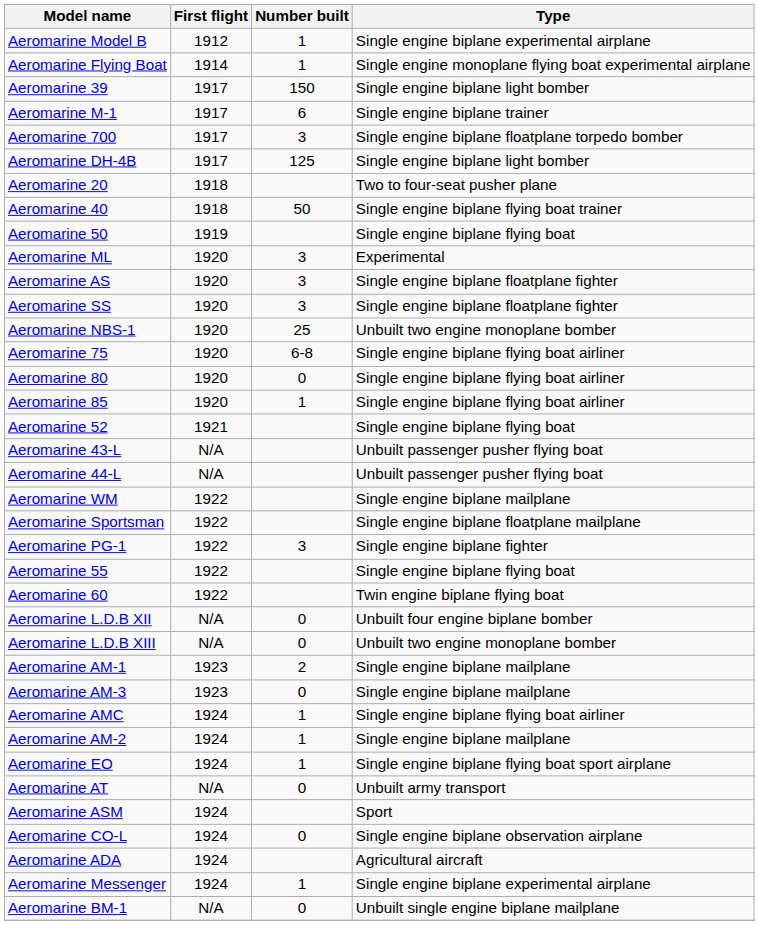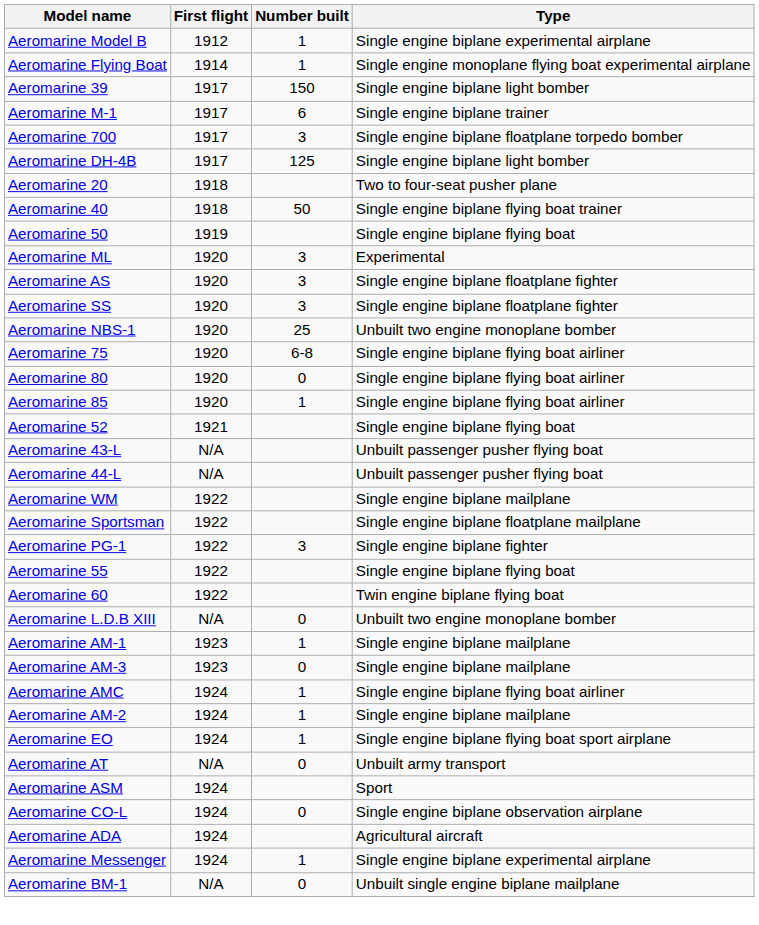- row: (80, 619)
(302, 667) 2 -> (302, 643) 1
